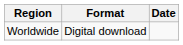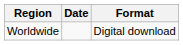columns swapped: (164, 13) <-> (105, 13)
